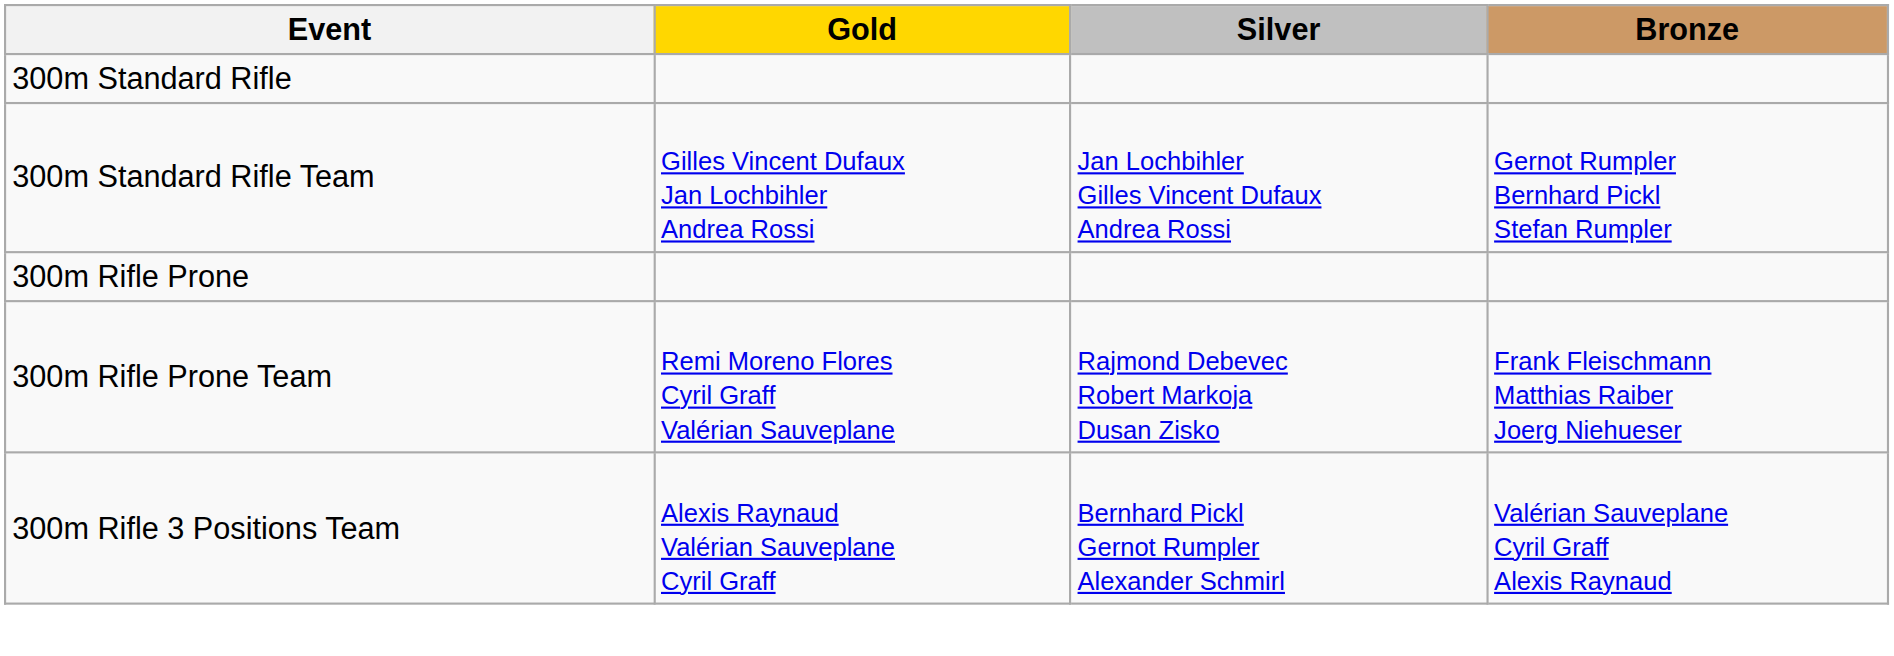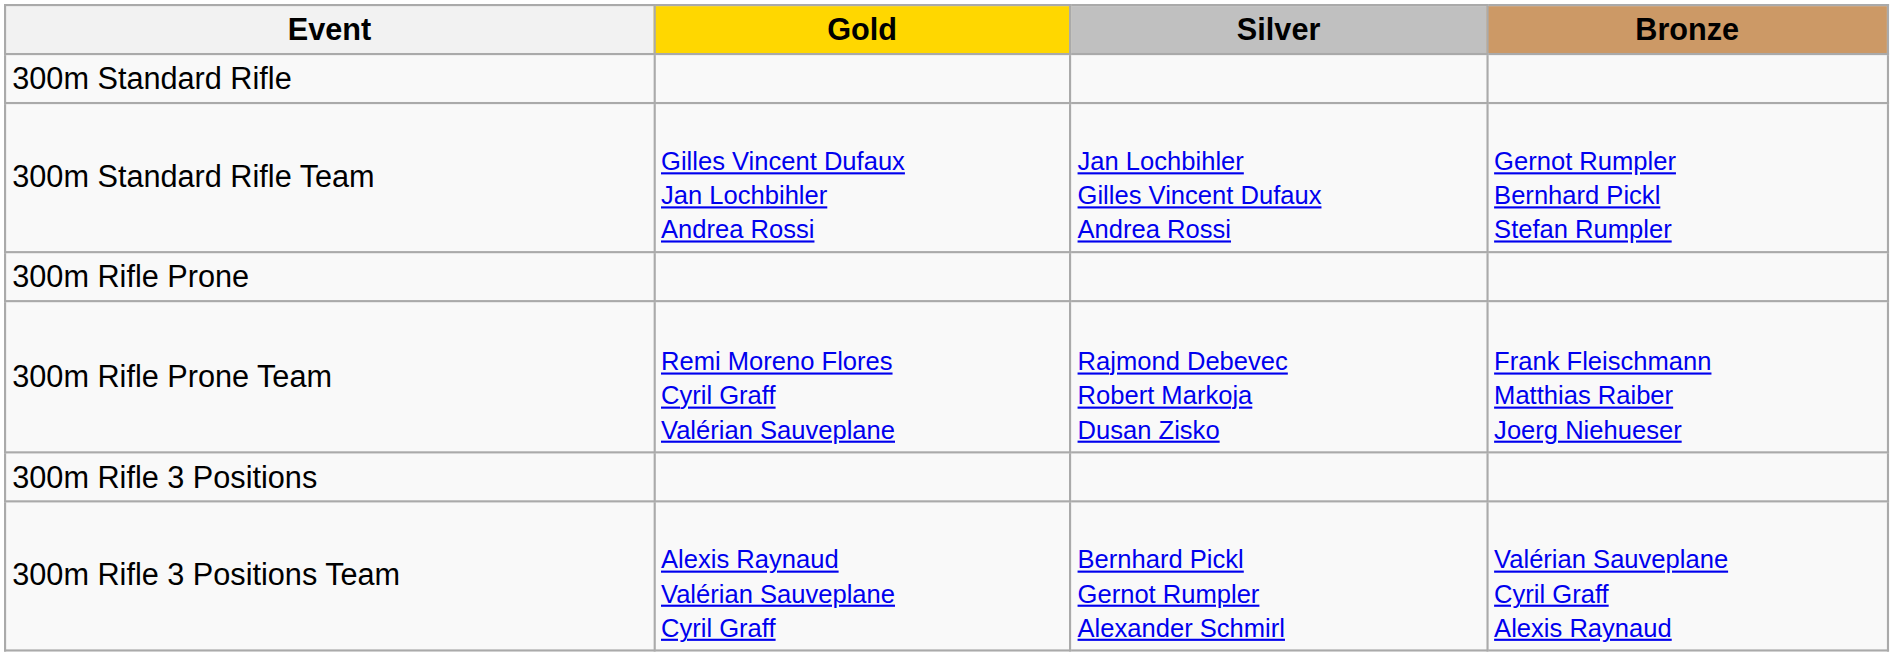+ row: (165, 476)
